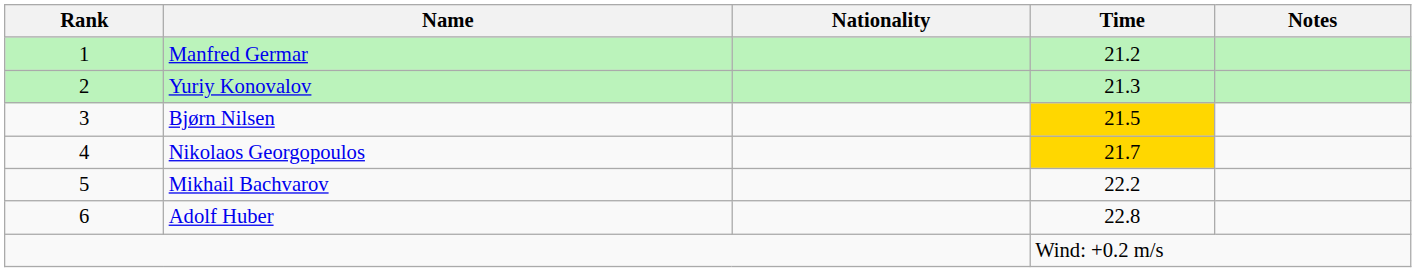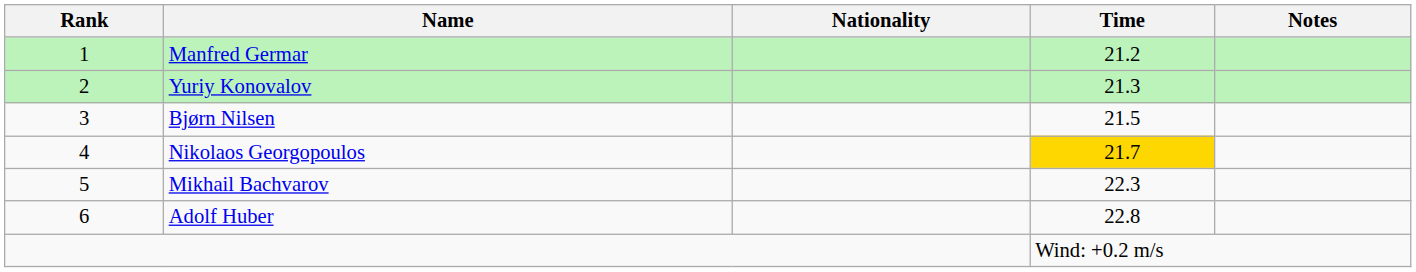(1122, 119) gold background -> (1122, 119) no background
(1122, 184) 22.2 -> (1122, 184) 22.3
